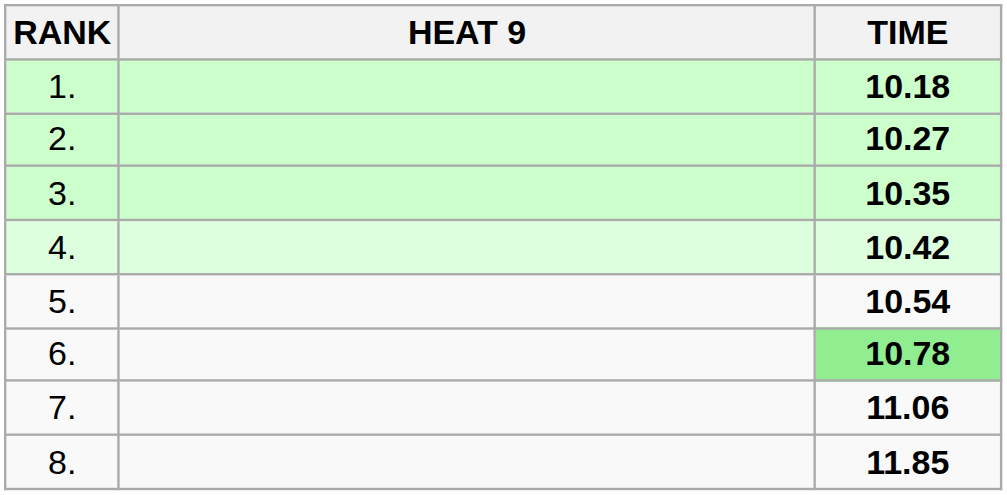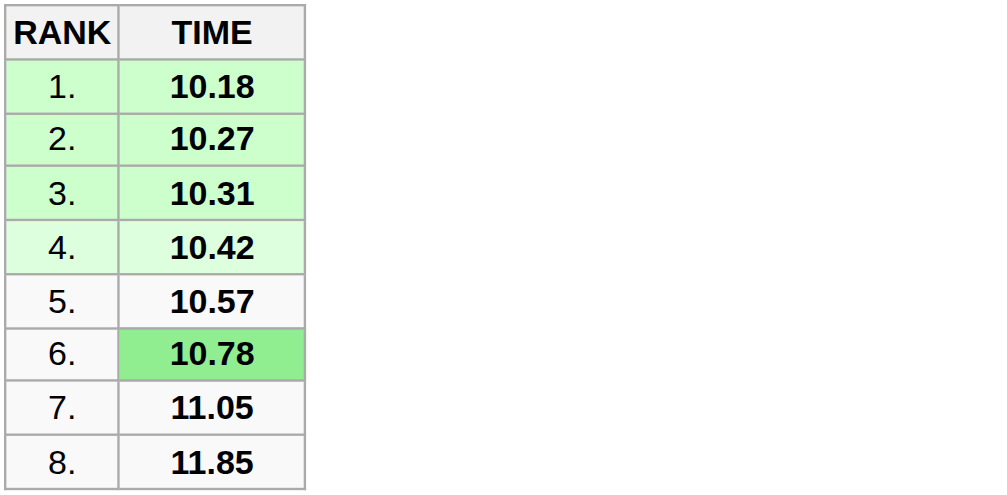- column: (467, 32)
(908, 193) 10.35 -> (212, 193) 10.31
(908, 301) 10.54 -> (212, 301) 10.57
(908, 408) 11.06 -> (212, 408) 11.05
